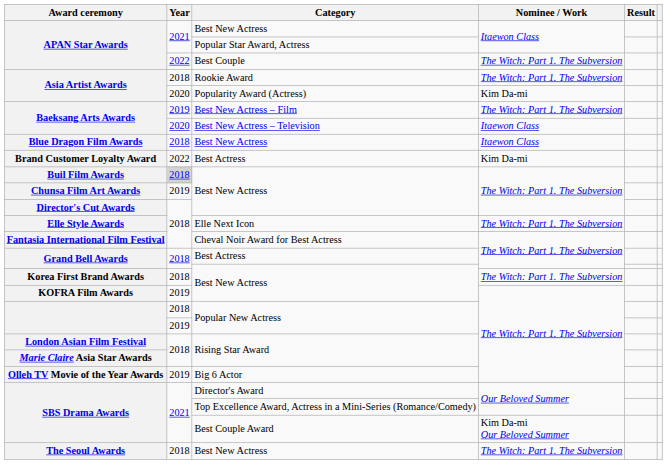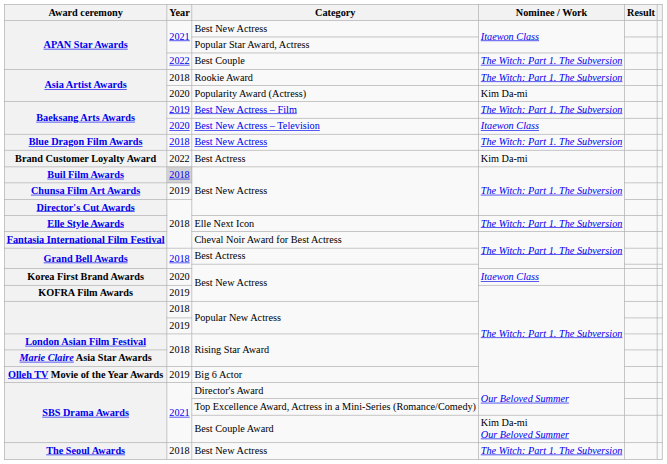(510, 142) Itaewon Class -> (552, 142) The Witch: Part 1. The Subversion
(179, 277) 2018 -> (179, 277) 2020
(552, 277) The Witch: Part 1. The Subversion -> (510, 277) Itaewon Class
